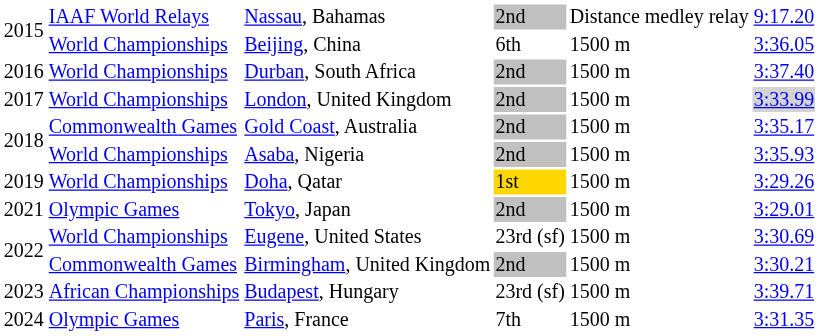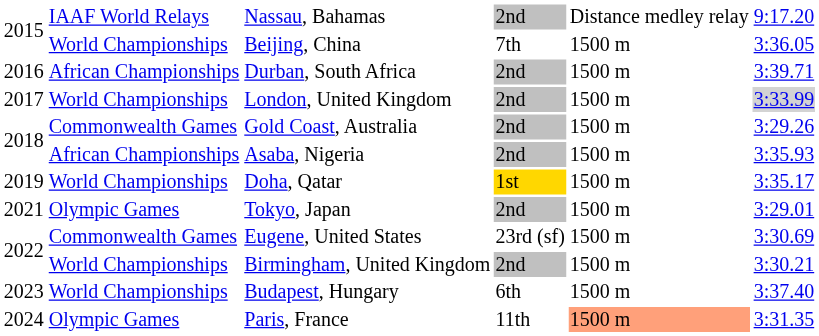(508, 44) 6th -> (508, 44) 7th
(138, 71) World Championships -> (144, 71) African Championships
(784, 71) 3:37.40 -> (784, 71) 3:39.71
(784, 126) 3:35.17 -> (784, 126) 3:29.26
(138, 154) World Championships -> (144, 154) African Championships
(784, 181) 3:29.26 -> (784, 181) 3:35.17
(138, 236) World Championships -> (143, 236) Commonwealth Games
(143, 264) Commonwealth Games -> (138, 264) World Championships
(144, 291) African Championships -> (138, 291) World Championships
(530, 291) 23rd (sf) -> (508, 291) 6th
(784, 291) 3:39.71 -> (784, 291) 3:37.40
(508, 319) 7th -> (513, 319) 11th
(600, 319) no background -> (600, 319) lightsalmon background
